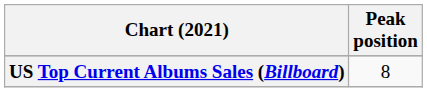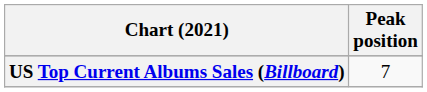(386, 71) 8 -> (386, 71) 7
